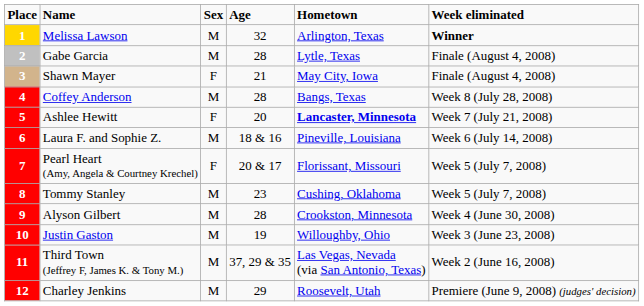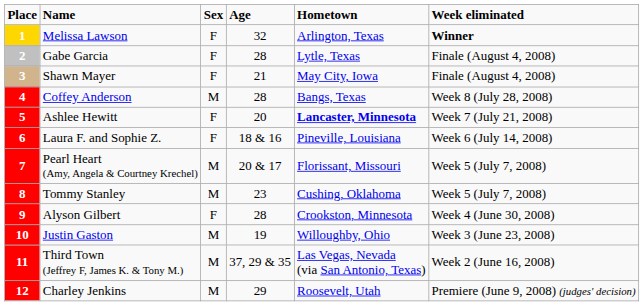(213, 35) M -> (213, 35) F
(213, 55) M -> (213, 55) F
(213, 138) M -> (213, 138) F
(213, 165) F -> (213, 165) M
(213, 214) M -> (213, 214) F
